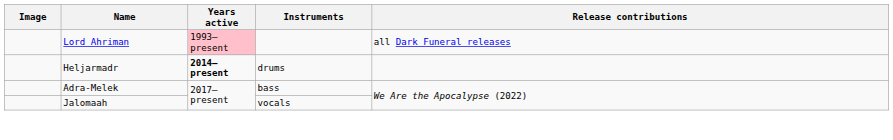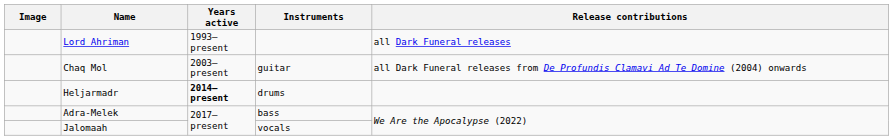(209, 42) pink background -> (209, 42) no background
+ row: (85, 68)
